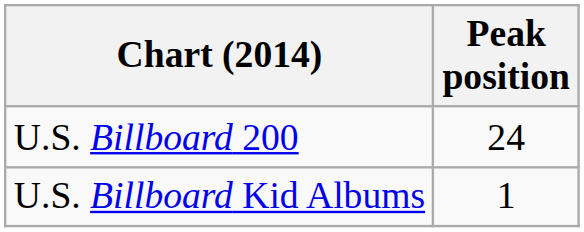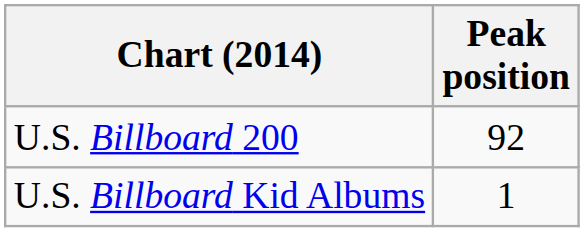(506, 136) 24 -> (506, 136) 92
